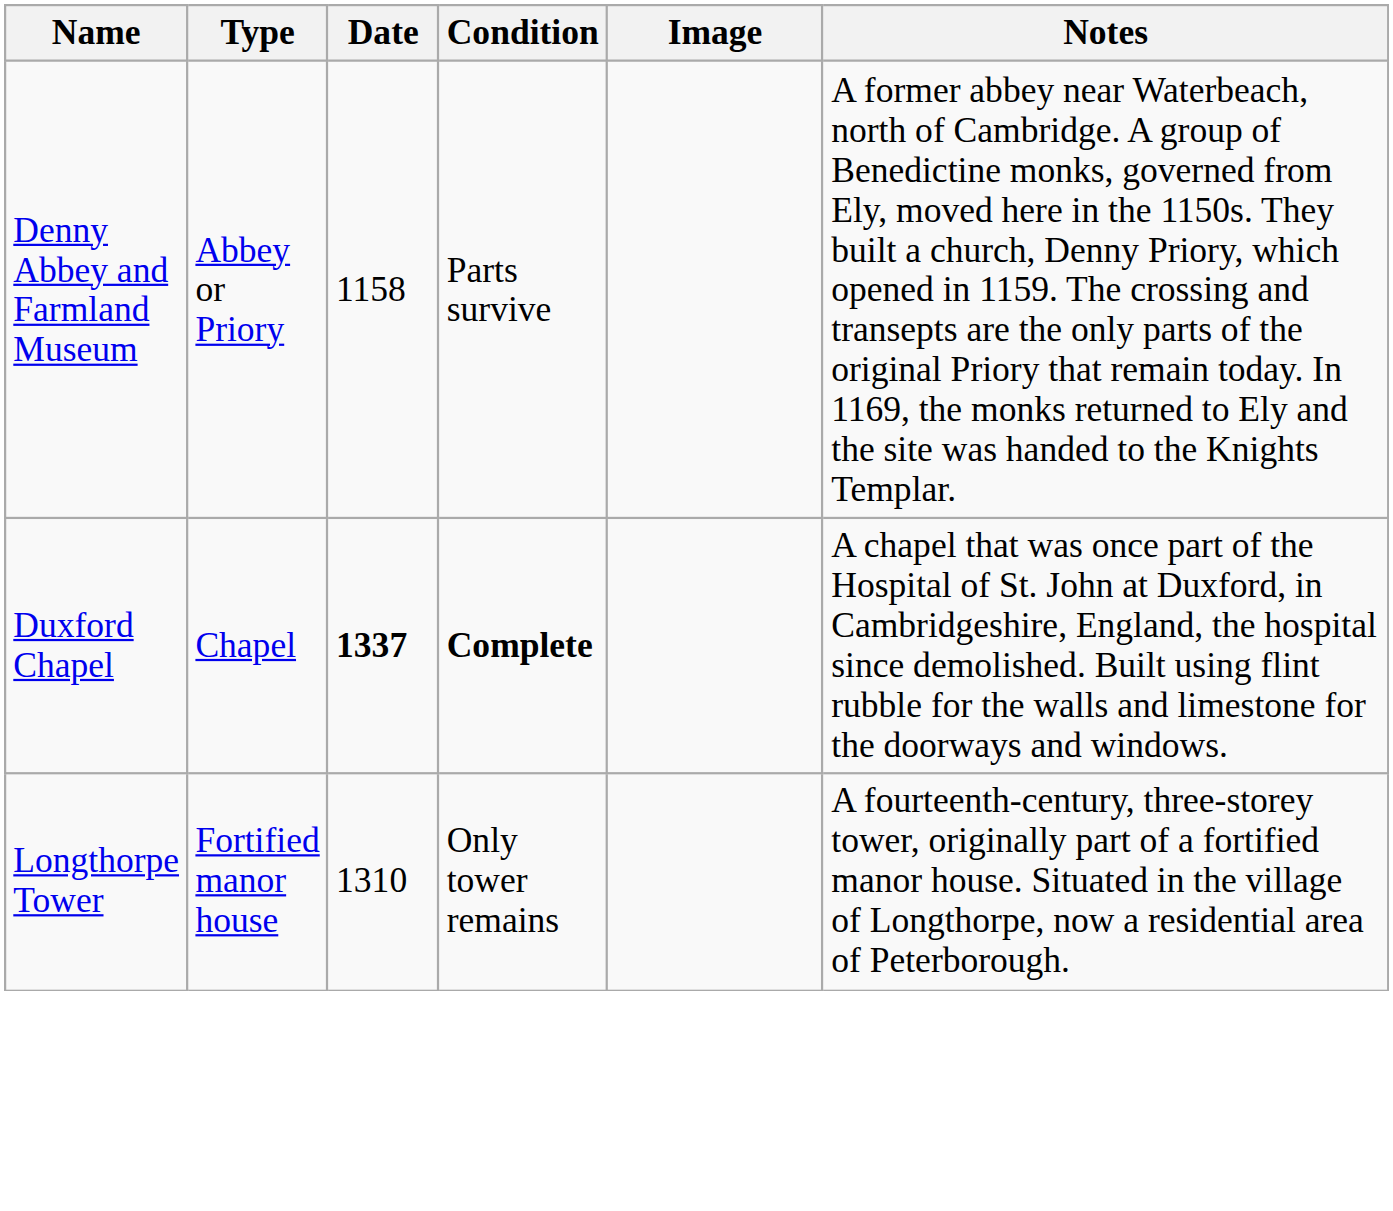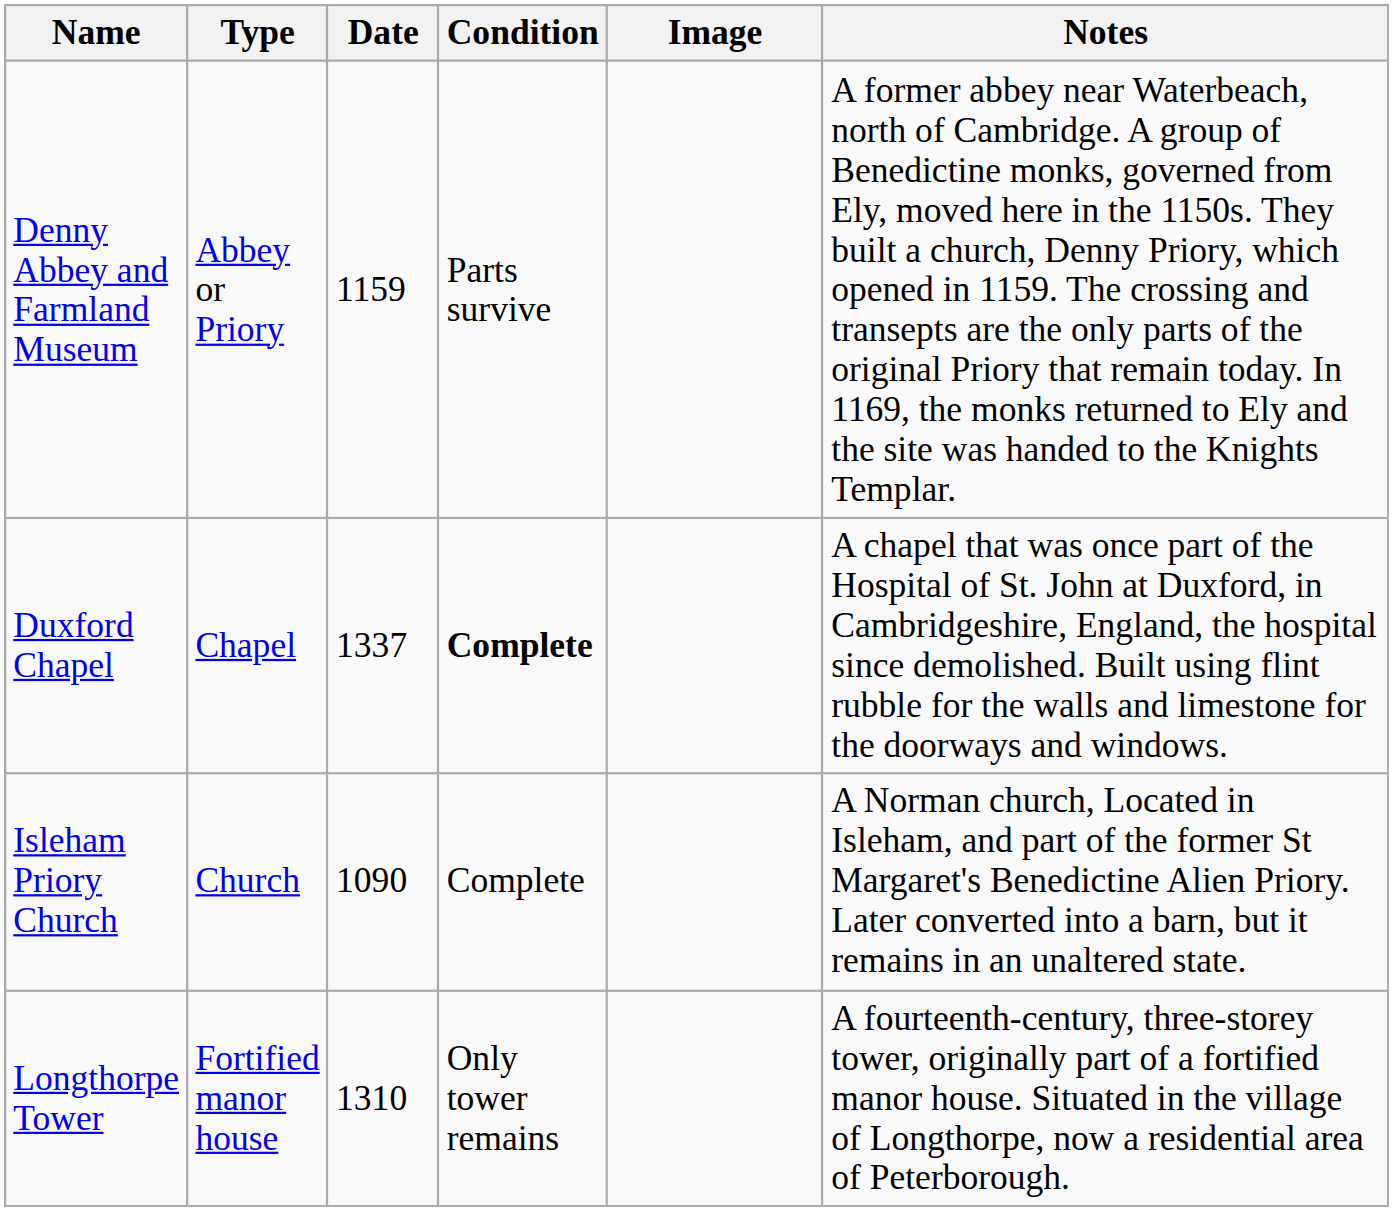(371, 288) 1158 -> (371, 288) 1159
(372, 644) bold -> (372, 644) normal
+ row: (70, 880)
